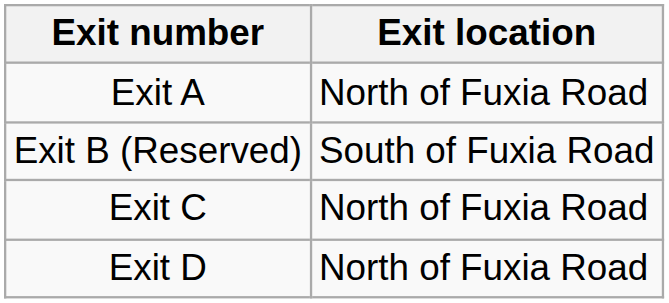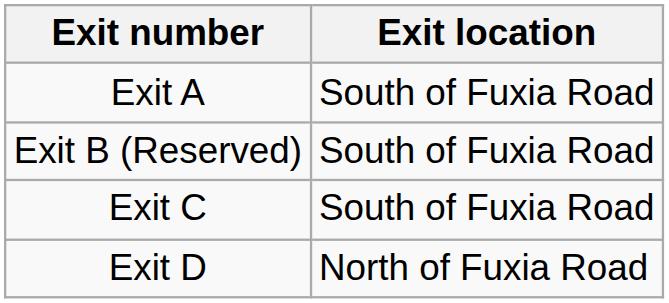(484, 92) North of Fuxia Road -> (487, 92) South of Fuxia Road
(484, 208) North of Fuxia Road -> (487, 208) South of Fuxia Road
